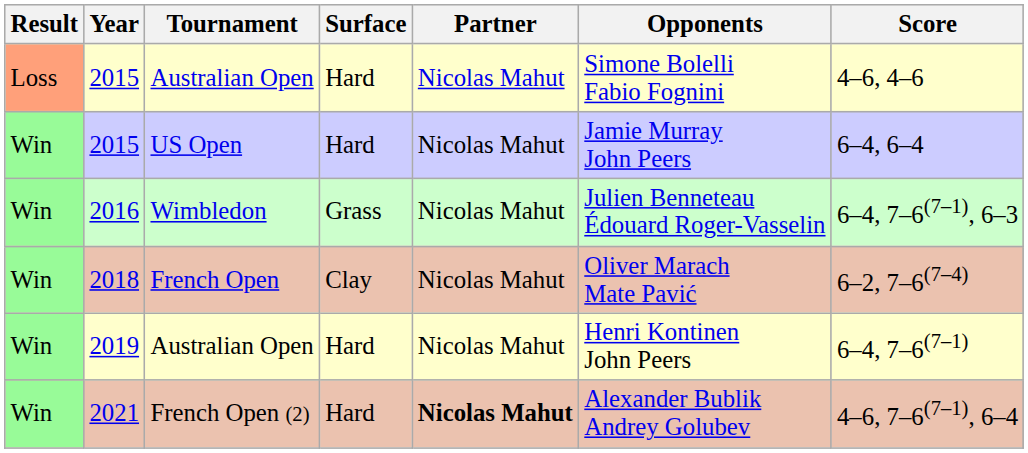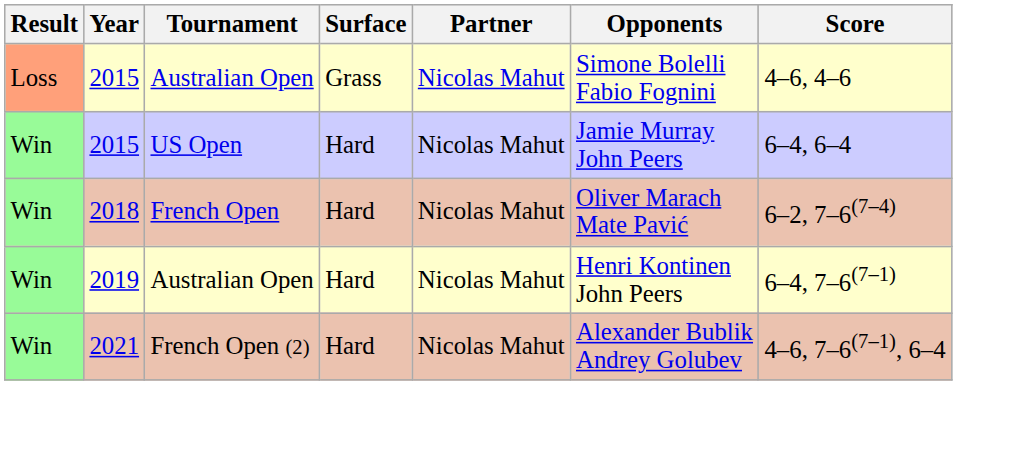(350, 77) Hard -> (353, 77) Grass
- row: (114, 211)
(349, 279) Clay -> (350, 211) Hard
(495, 413) bold -> (491, 346) normal
